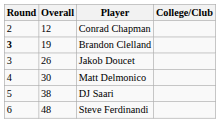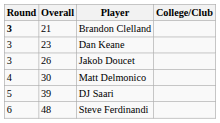- row: (115, 28)
(46, 45) 19 -> (46, 28) 21
+ row: (102, 45)
(46, 93) 38 -> (46, 93) 39
